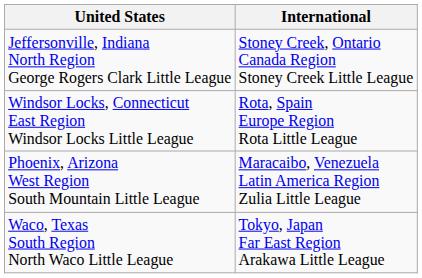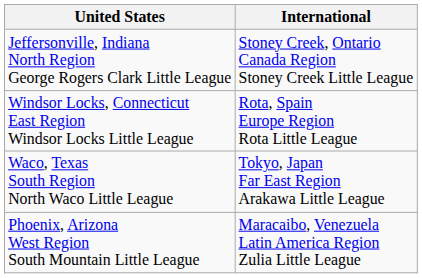rows swapped: (91, 242) <-> (104, 181)
